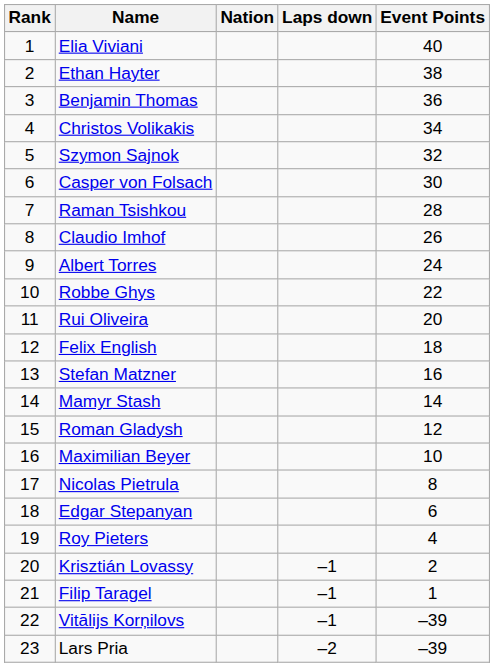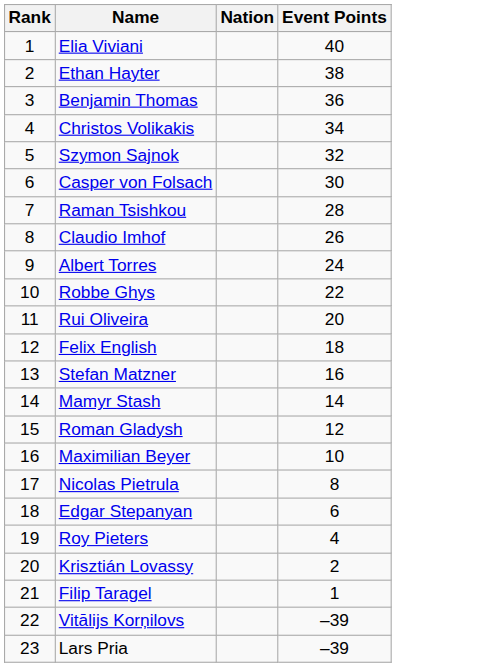- column: (327, 18)
